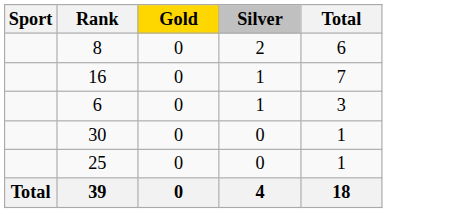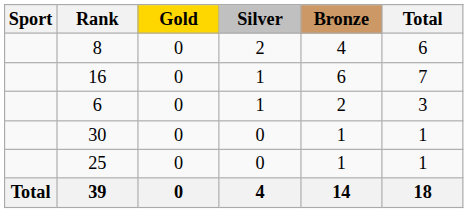+ column: (341, 18)
